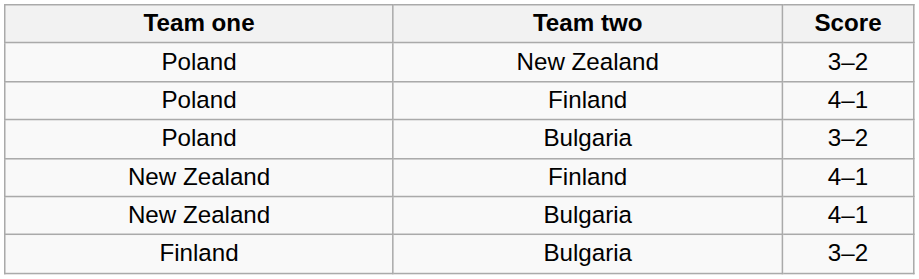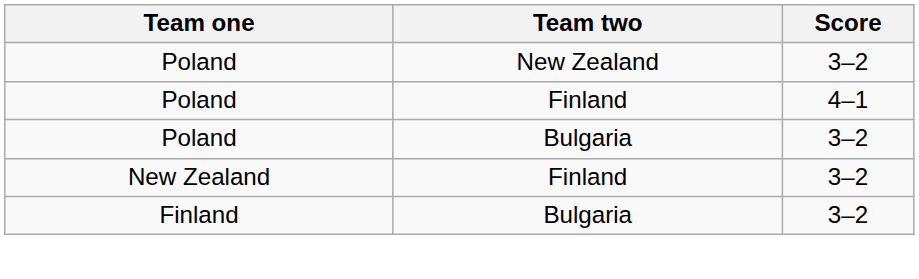(848, 176) 4–1 -> (848, 176) 3–2
- row: (199, 215)
